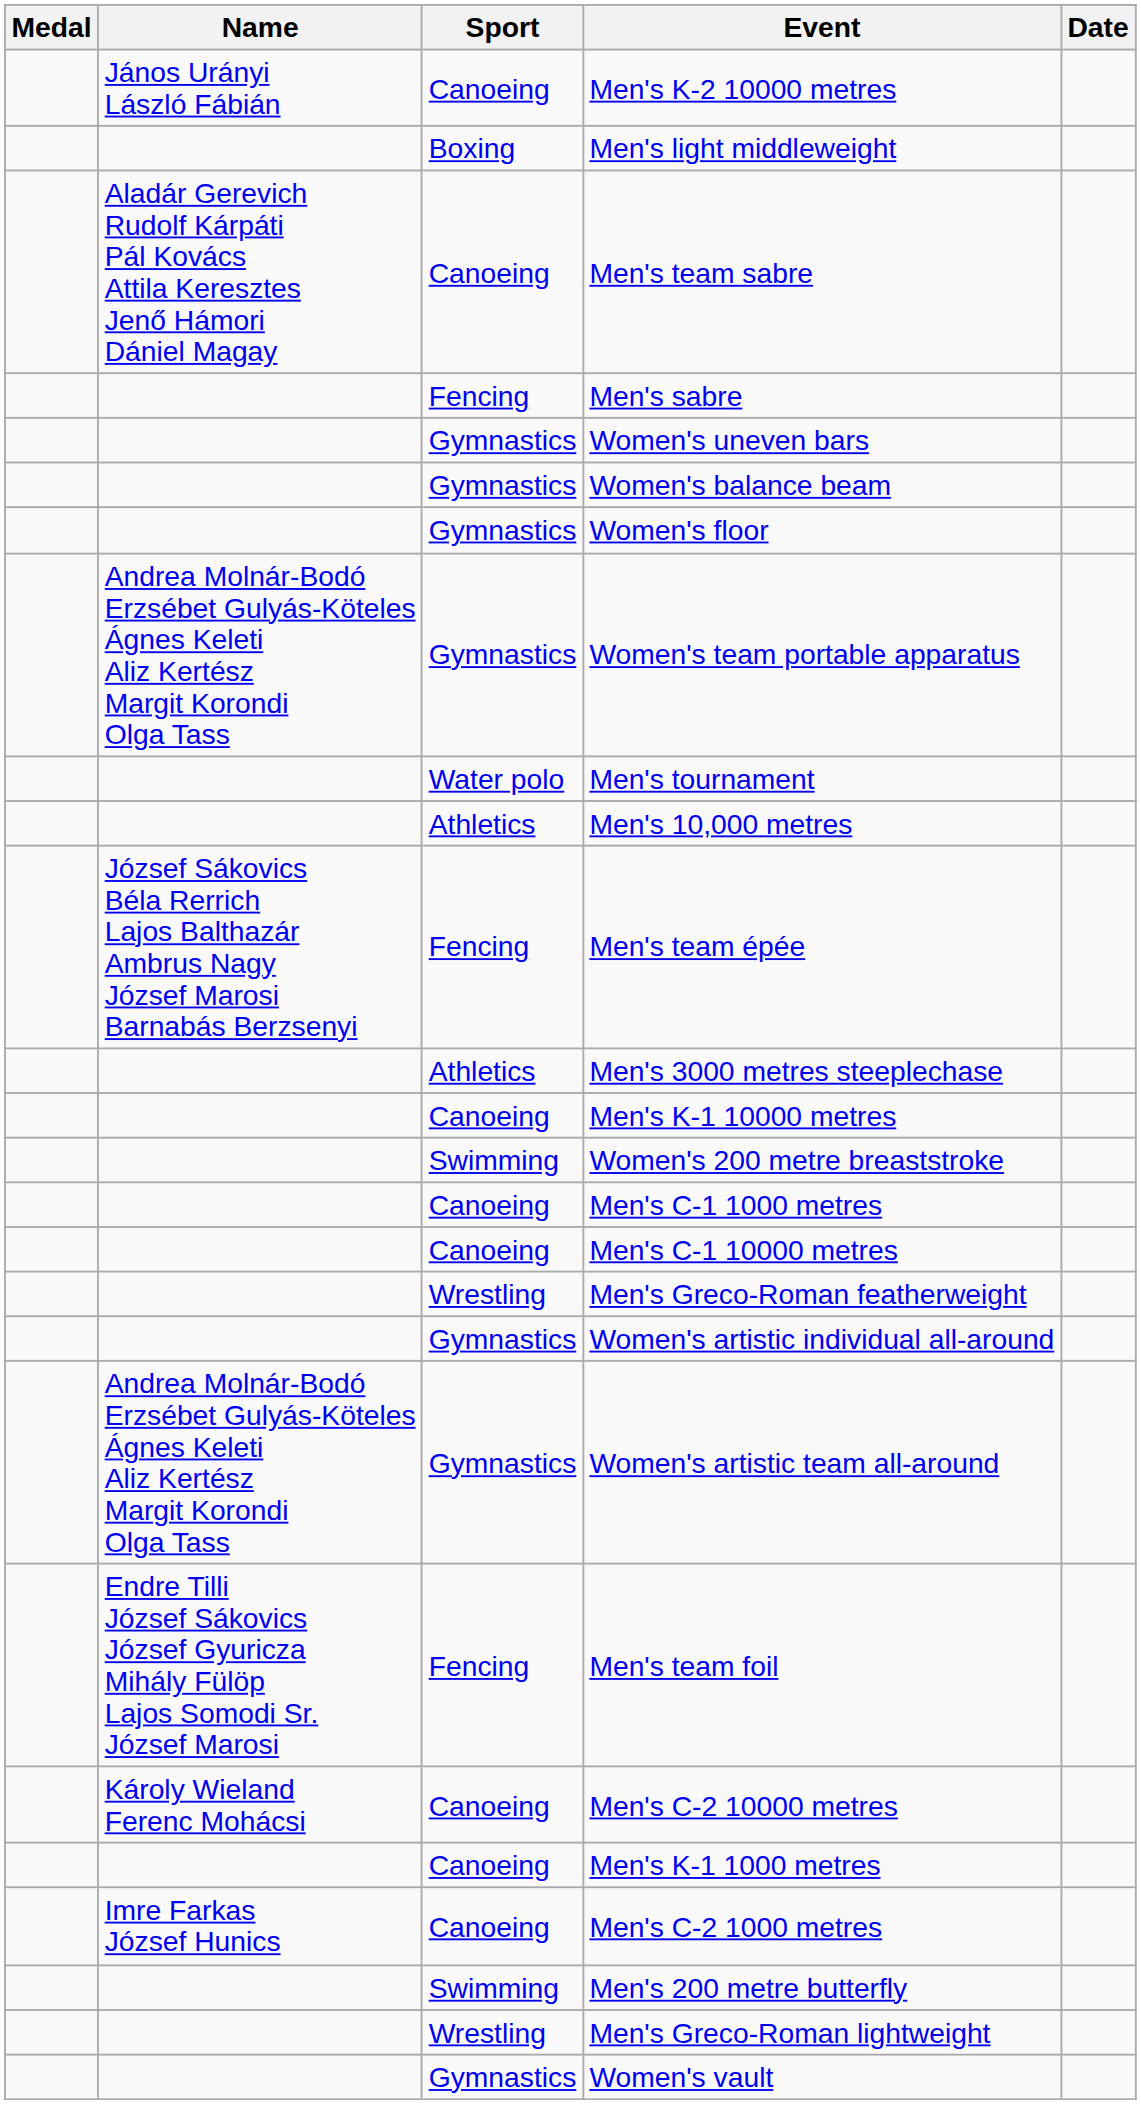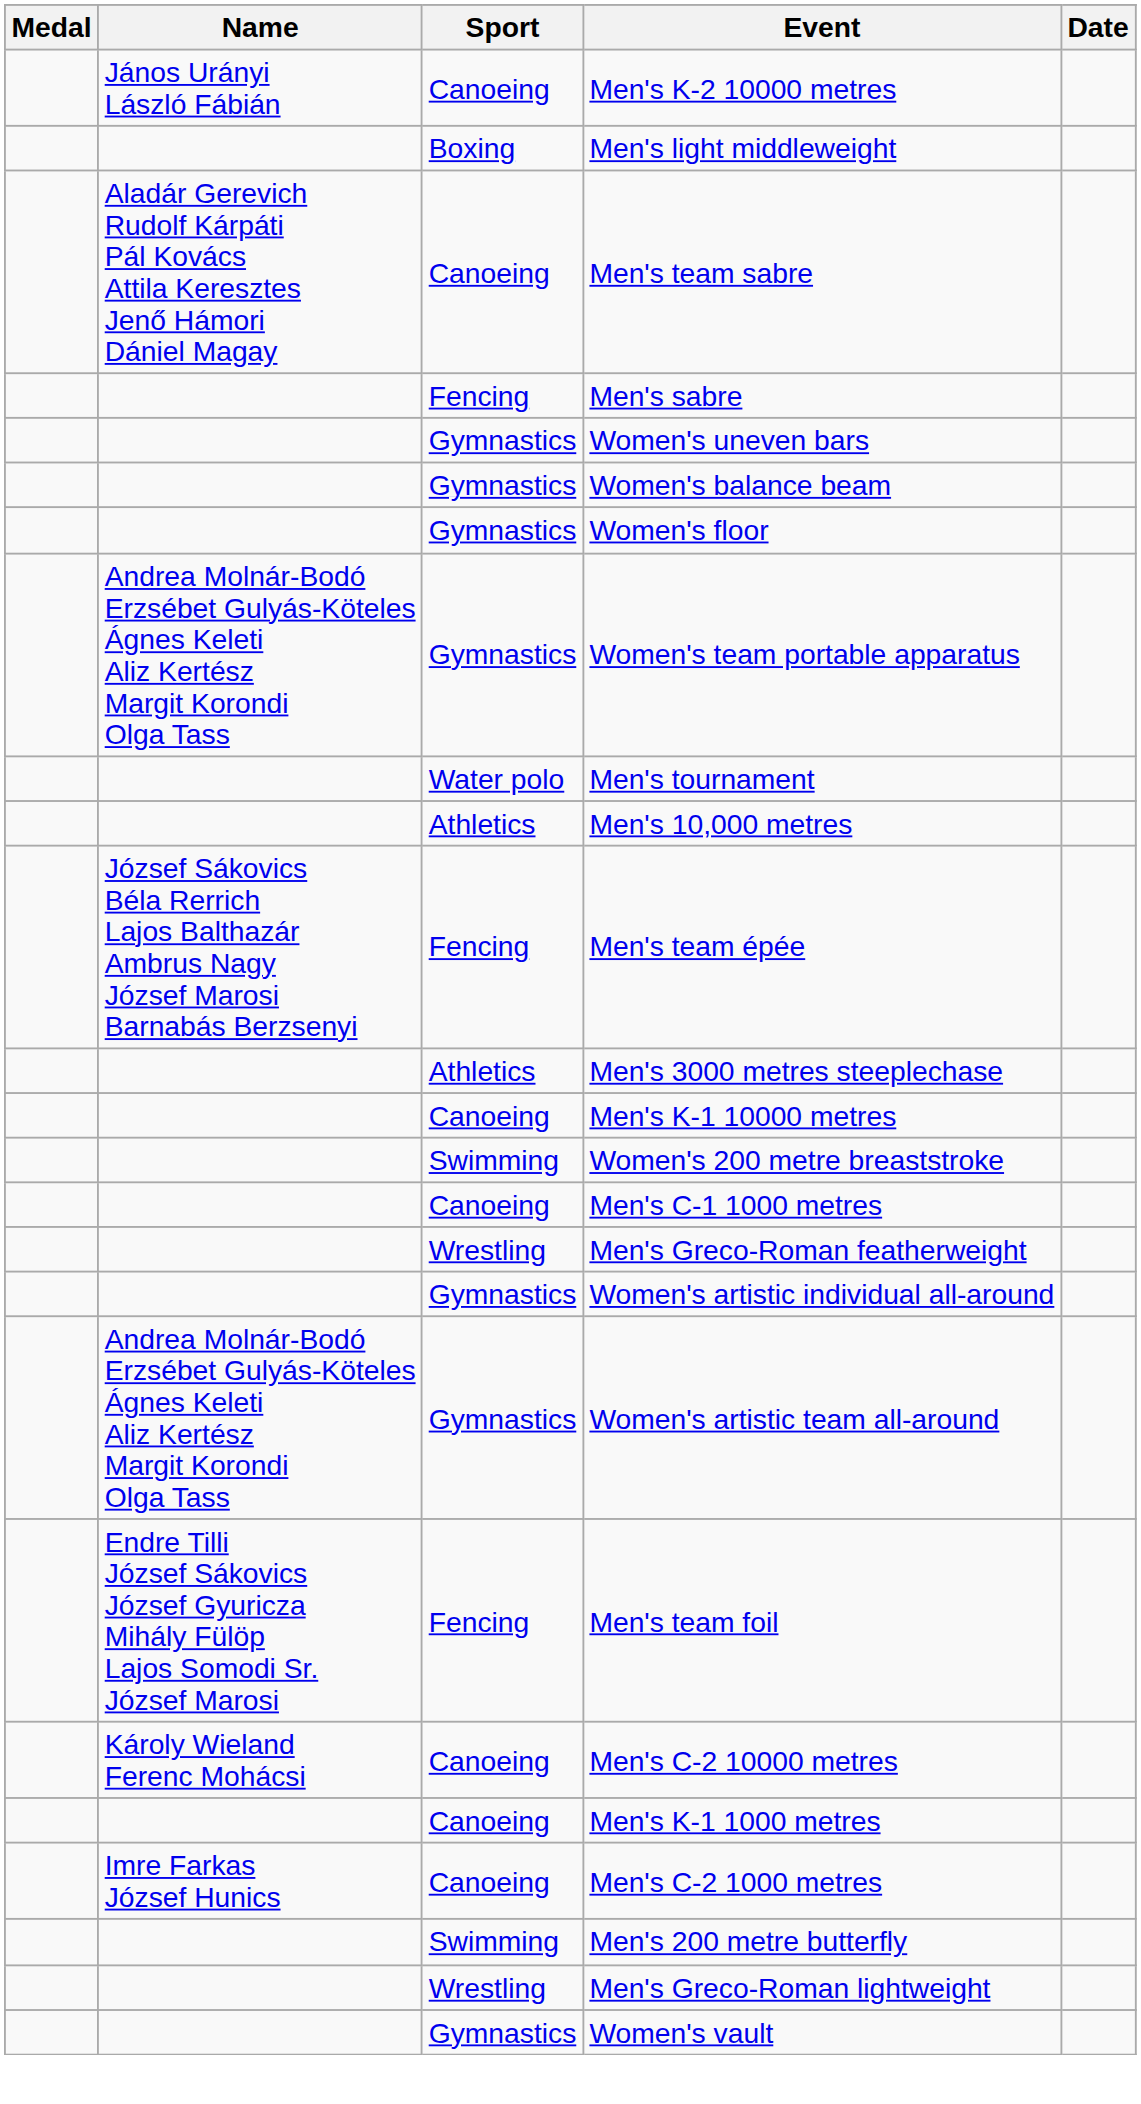- row: (744, 1250)
